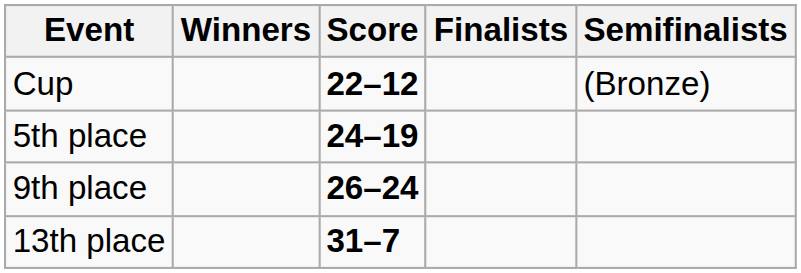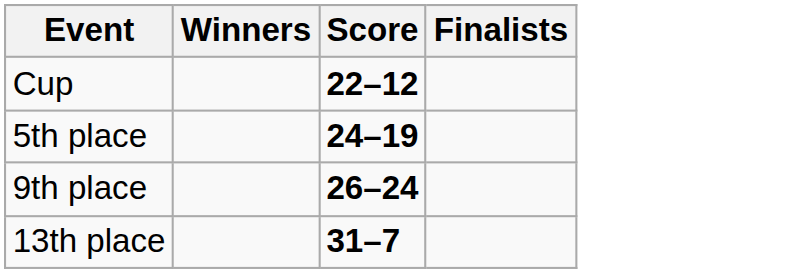- column: (686, 30)
